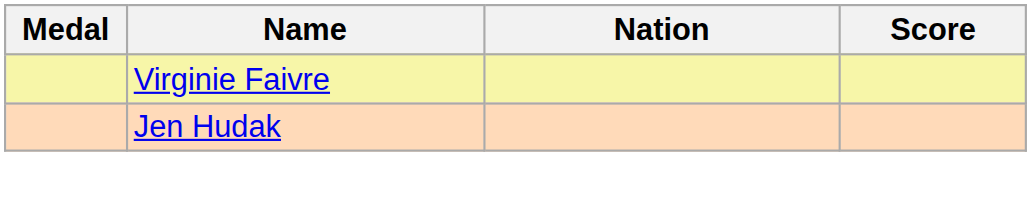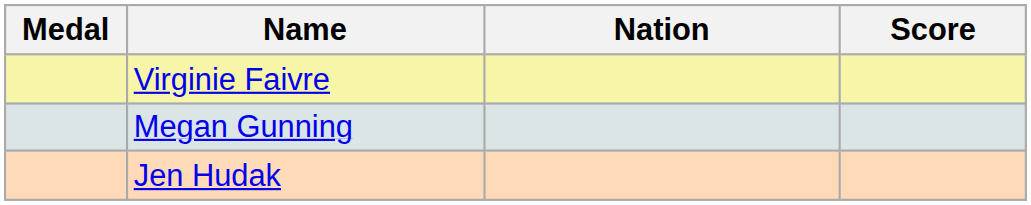+ row: (243, 127)
